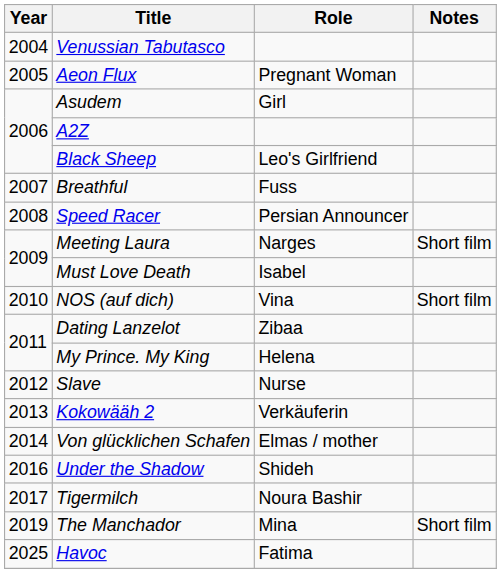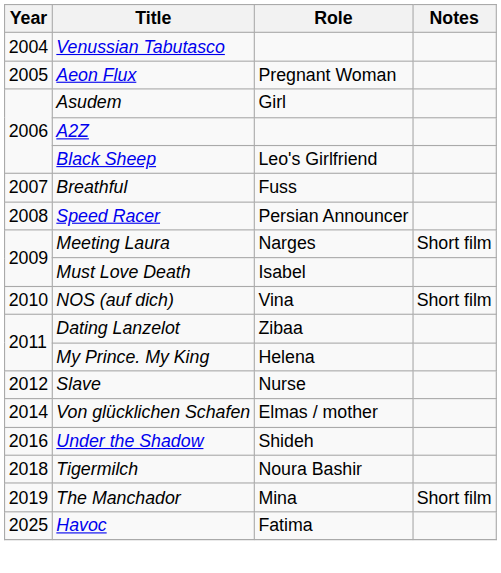- row: (105, 412)
(28, 497) 2017 -> (28, 469) 2018
